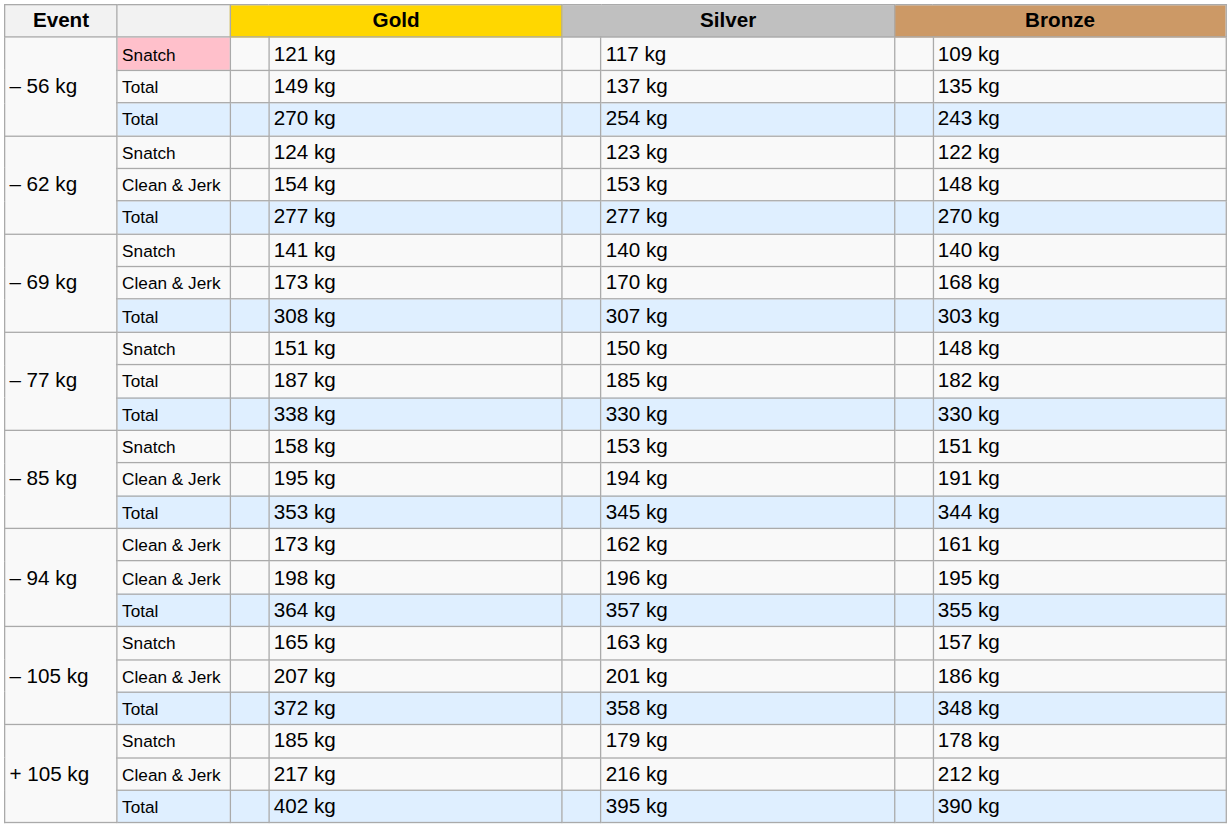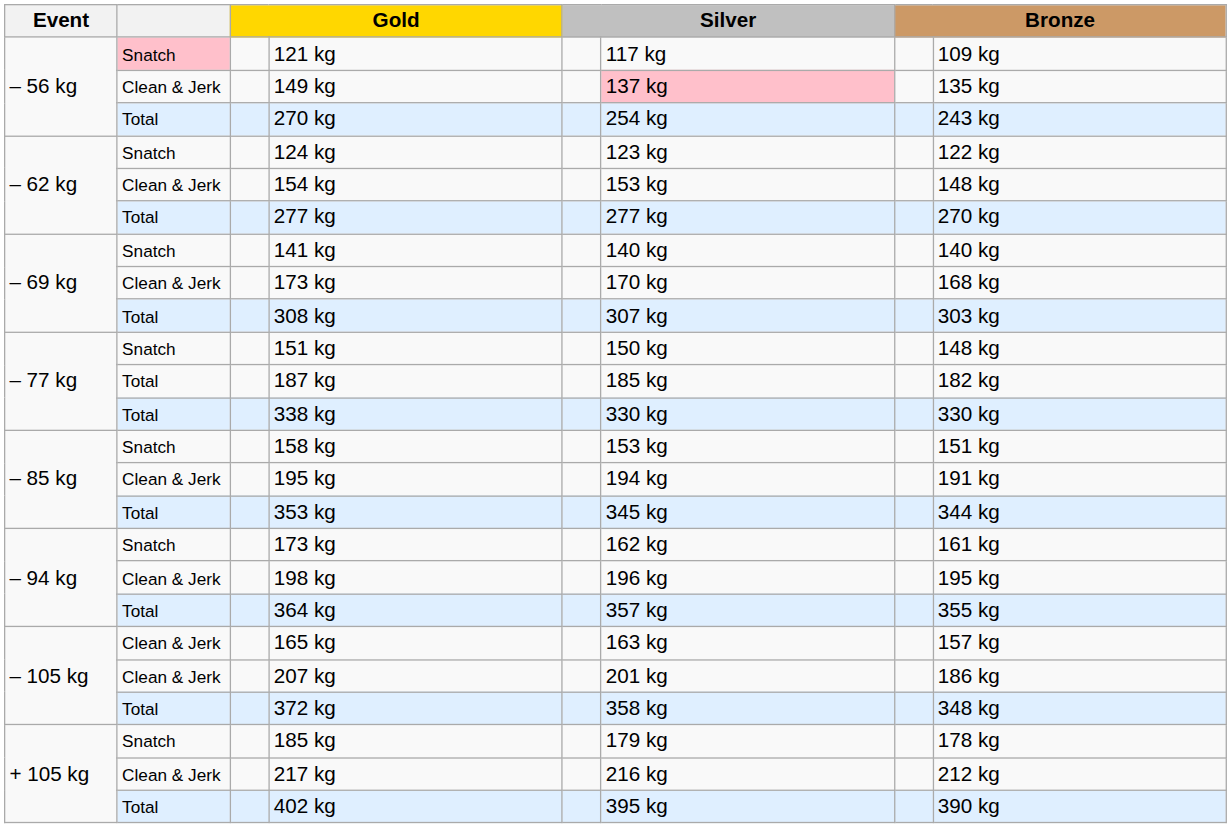(140, 87) Total -> (171, 87) Clean & Jerk
(637, 86) no background -> (637, 86) pink background
(171, 545) Clean & Jerk -> (149, 545) Snatch
(149, 644) Snatch -> (171, 644) Clean & Jerk
